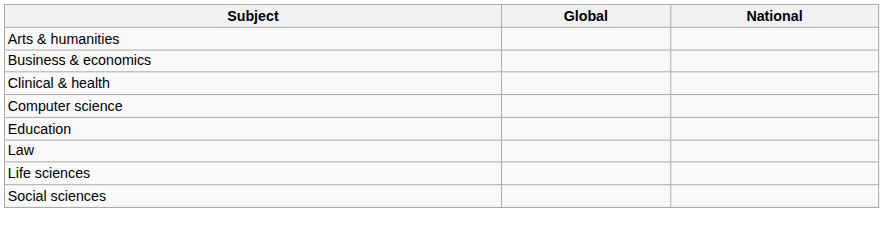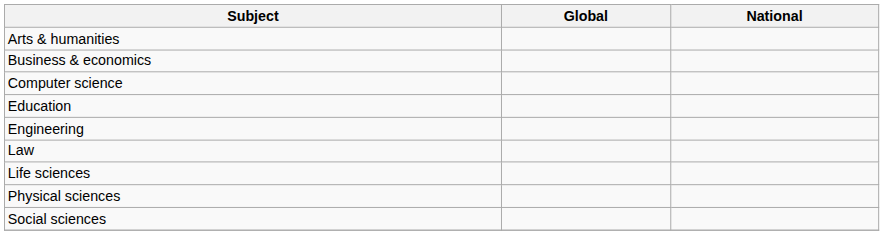- row: (59, 84)
+ row: (46, 129)
+ row: (64, 196)
